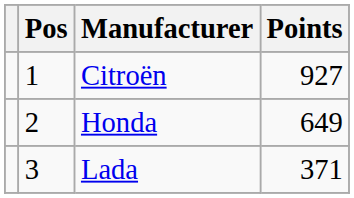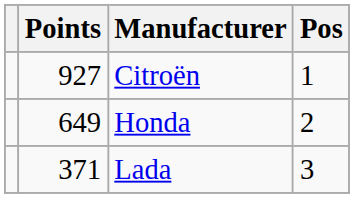columns swapped: (46, 28) <-> (305, 28)
